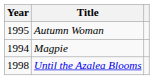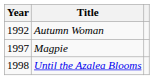(18, 30) 1995 -> (18, 30) 1992
(18, 48) 1994 -> (18, 48) 1997
